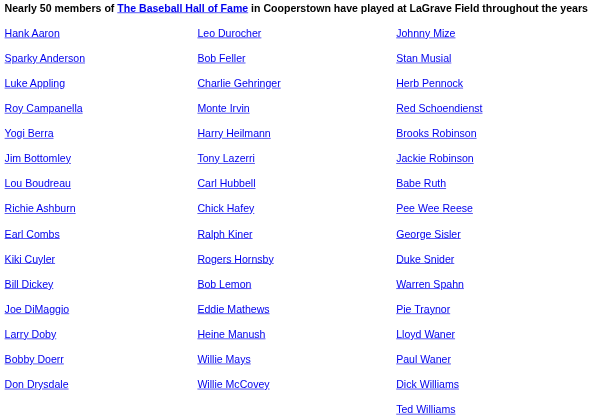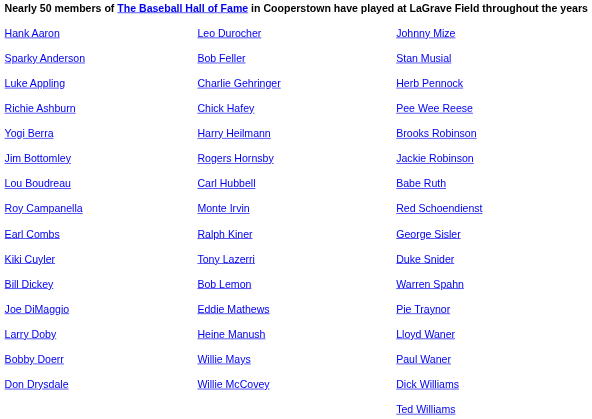rows swapped: (40, 209) <-> (44, 109)
(226, 159) Tony Lazerri -> (236, 159) Rogers Hornsby
(236, 259) Rogers Hornsby -> (226, 259) Tony Lazerri
